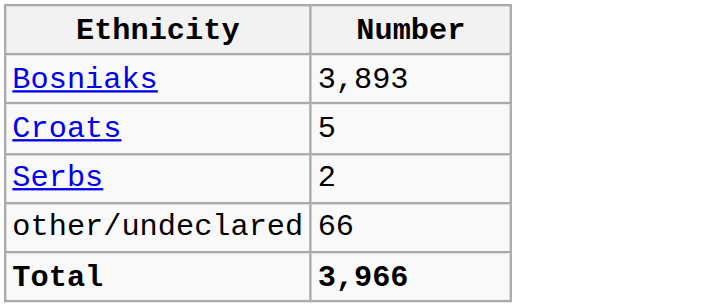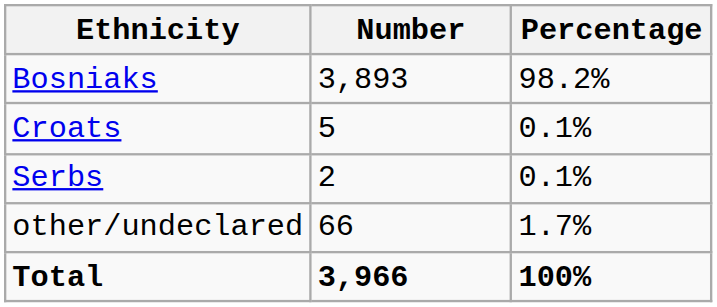+ column: (612, 30)
